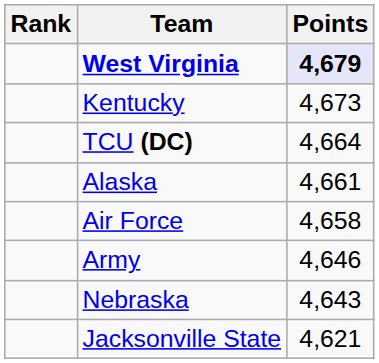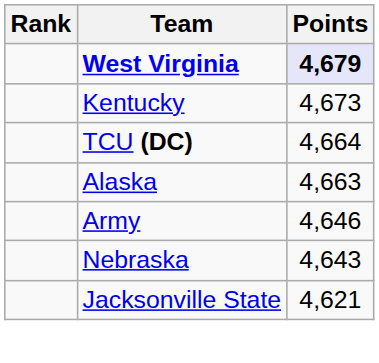(330, 181) 4,661 -> (330, 181) 4,663
- row: (133, 220)
